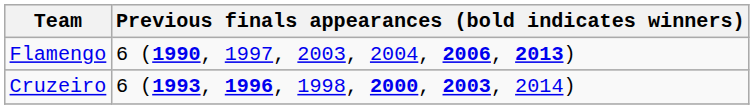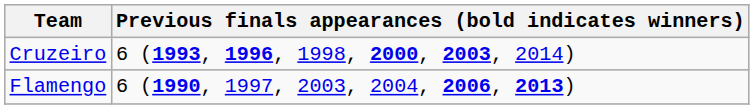rows swapped: (58, 54) <-> (58, 87)
